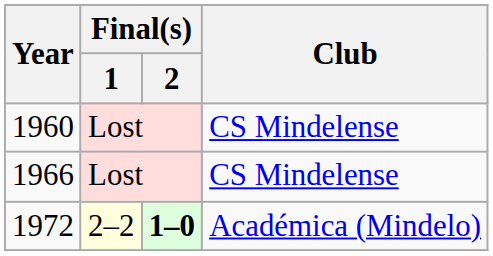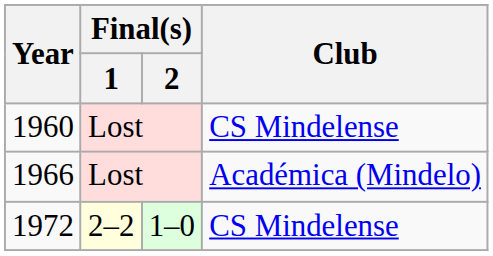(304, 175) CS Mindelense -> (345, 175) Académica (Mindelo)
(172, 224) bold -> (172, 224) normal
(345, 224) Académica (Mindelo) -> (304, 224) CS Mindelense
